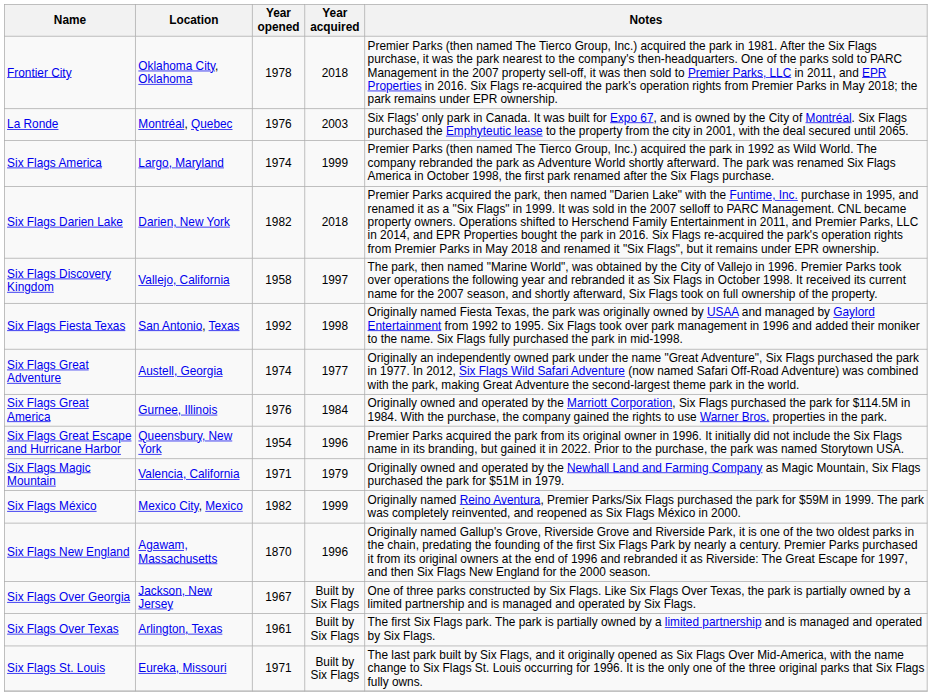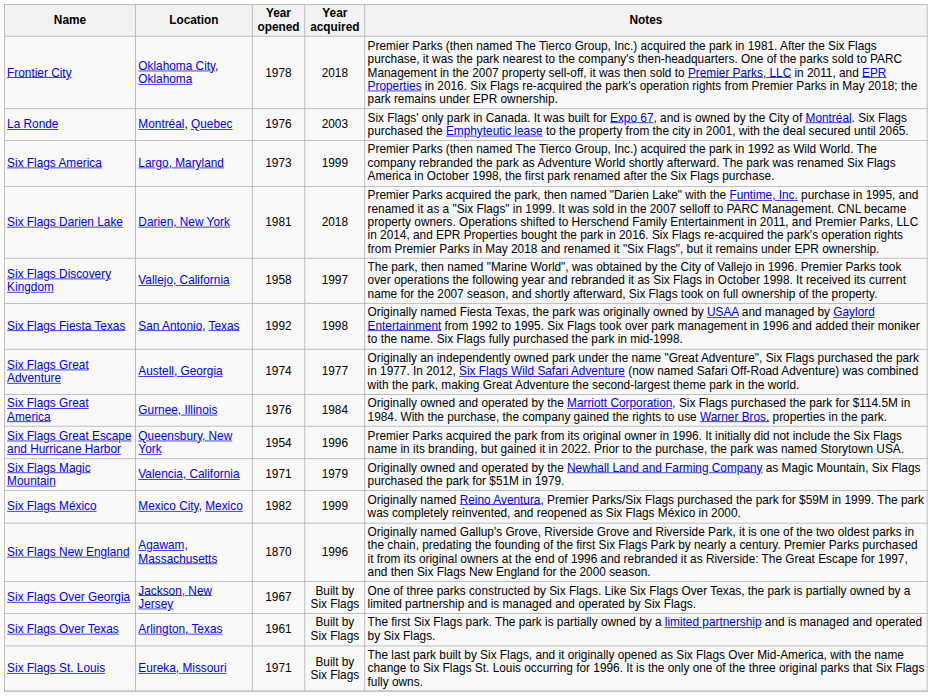(278, 163) 1974 -> (278, 163) 1973
(278, 222) 1982 -> (278, 222) 1981
